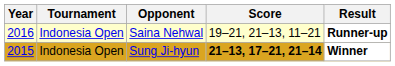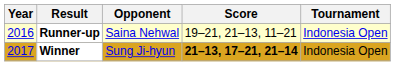columns swapped: (82, 14) <-> (357, 14)
(21, 52) 2015 -> (21, 52) 2017
